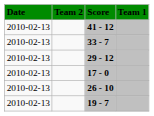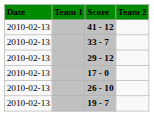columns swapped: (132, 12) <-> (69, 12)
